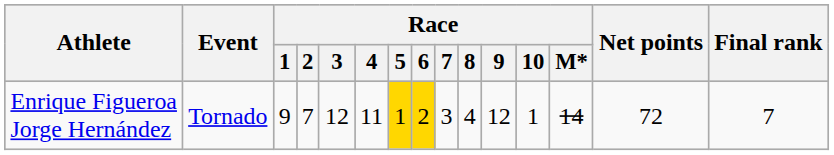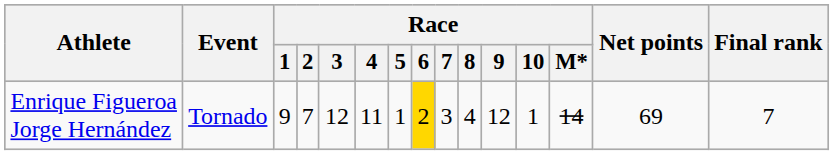(400, 115) gold background -> (400, 115) no background
(651, 115) 72 -> (651, 115) 69
